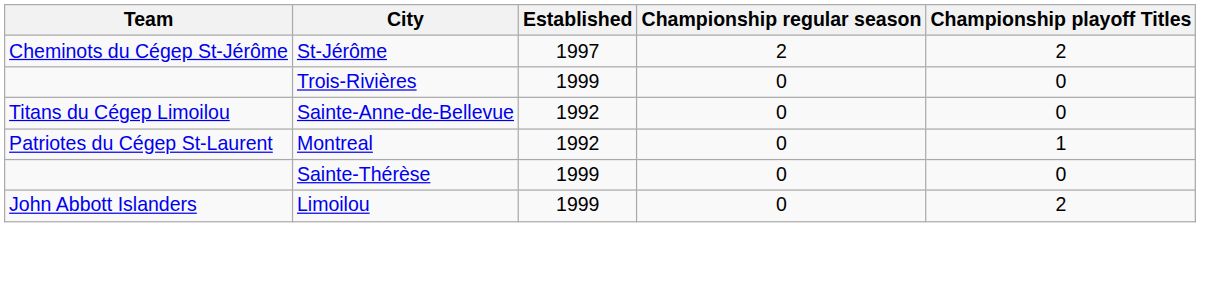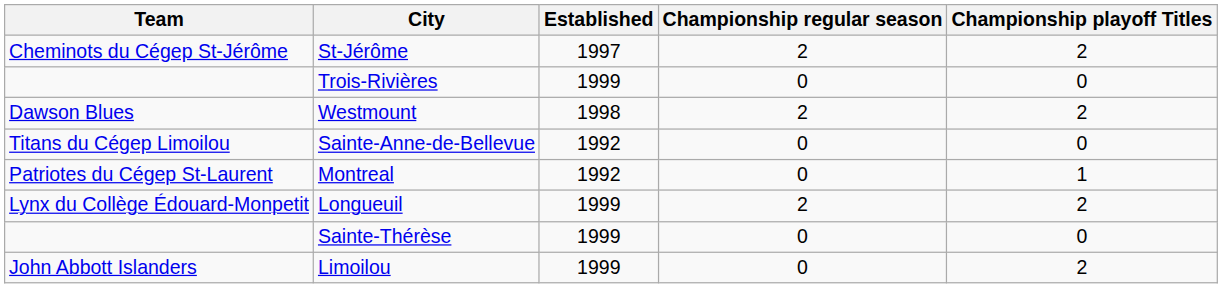+ row: (367, 112)
+ row: (360, 205)
